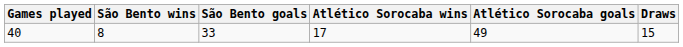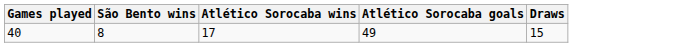- column: (254, 14)
